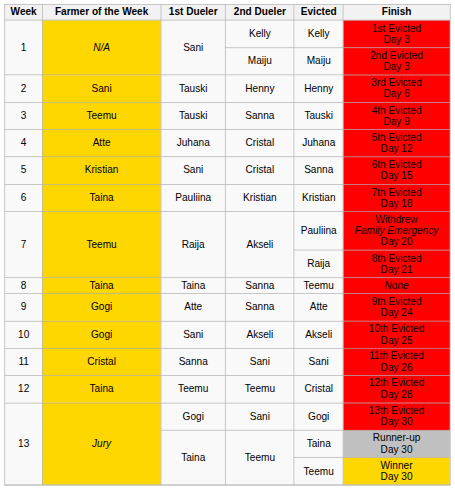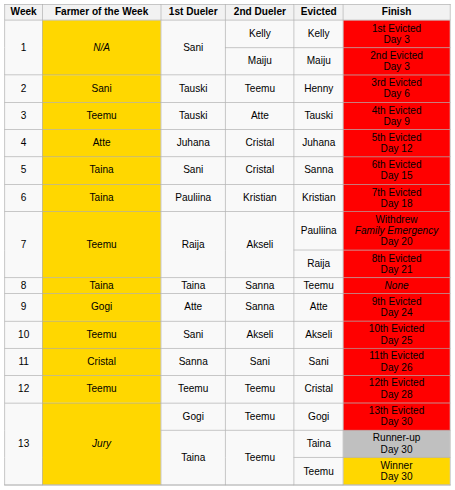(260, 88) Henny -> (260, 88) Teemu
(260, 116) Sanna -> (260, 116) Atte
(102, 170) Kristian -> (102, 170) Taina
(102, 334) Gogi -> (102, 334) Teemu
(102, 389) Taina -> (102, 389) Teemu
(260, 416) Sani -> (260, 416) Teemu
